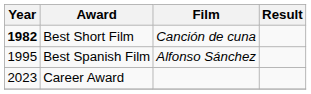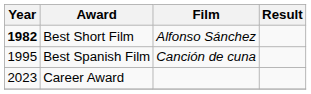(206, 36) Canción de cuna -> (206, 36) Alfonso Sánchez
(206, 57) Alfonso Sánchez -> (206, 57) Canción de cuna
